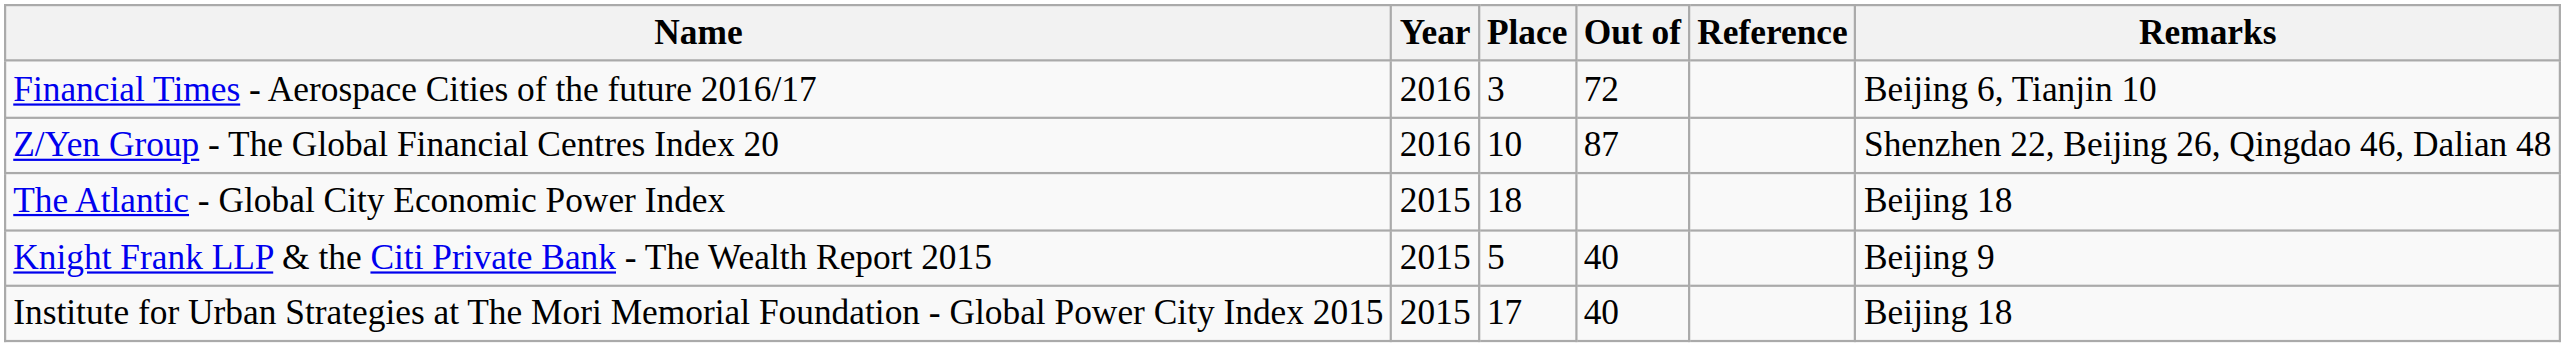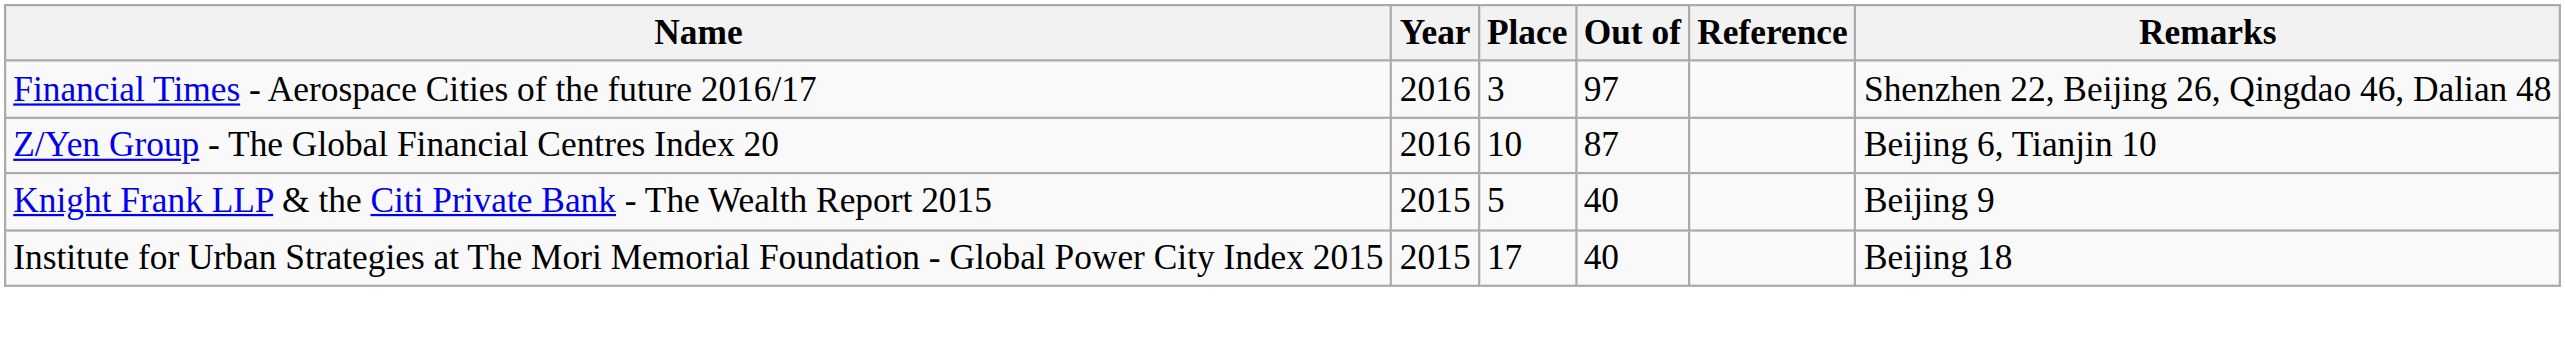(1601, 88) 72 -> (1601, 88) 97
(2010, 88) Beijing 6, Tianjin 10 -> (2208, 88) Shenzhen 22, Beijing 26, Qingdao 46, Dalian 48
(2208, 144) Shenzhen 22, Beijing 26, Qingdao 46, Dalian 48 -> (2010, 144) Beijing 6, Tianjin 10
- row: (369, 200)
